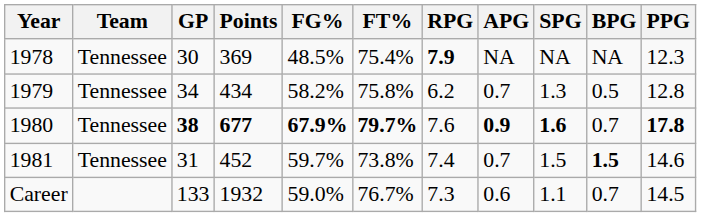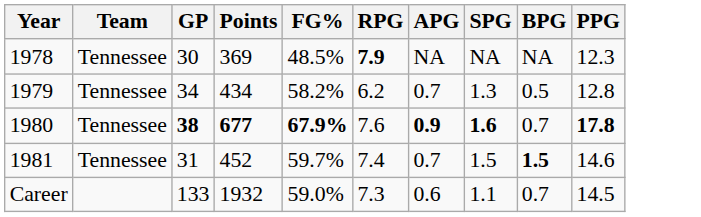- column: (387, 21)
